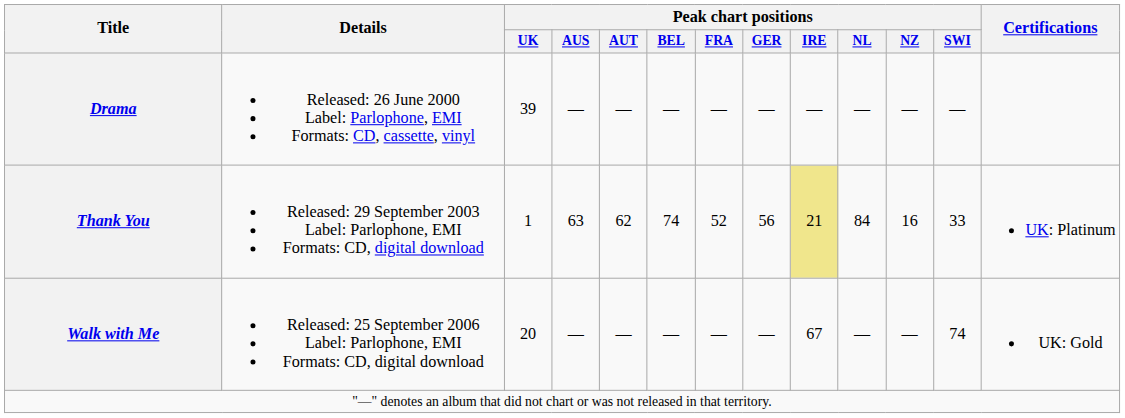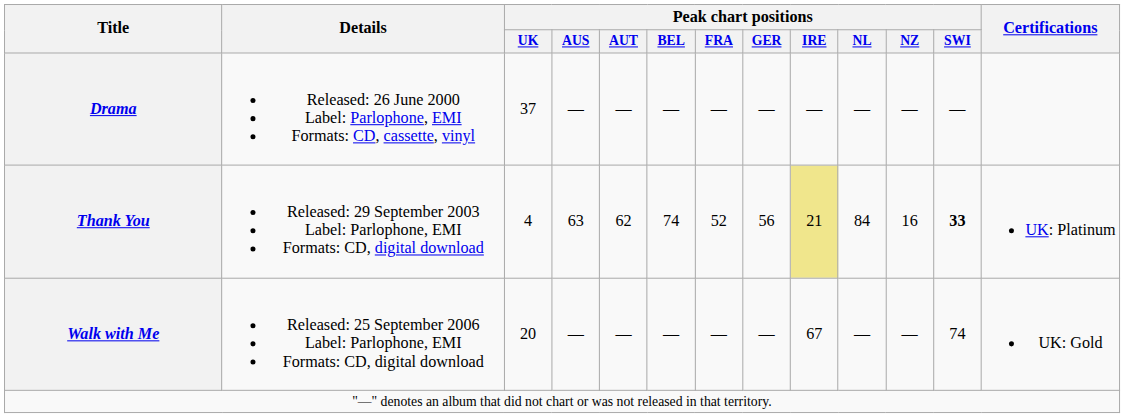(528, 109) 39 -> (528, 109) 37
(528, 221) 1 -> (528, 221) 4
(957, 221) normal -> (957, 221) bold
